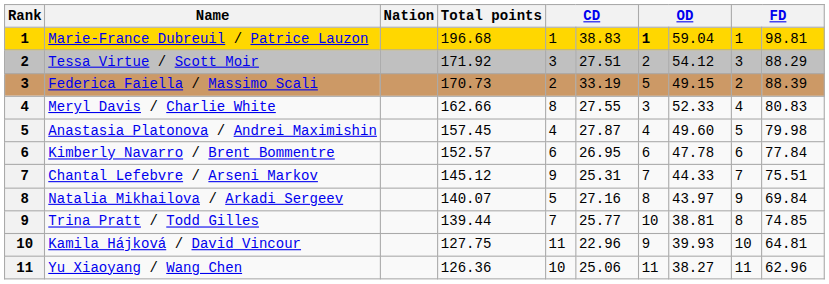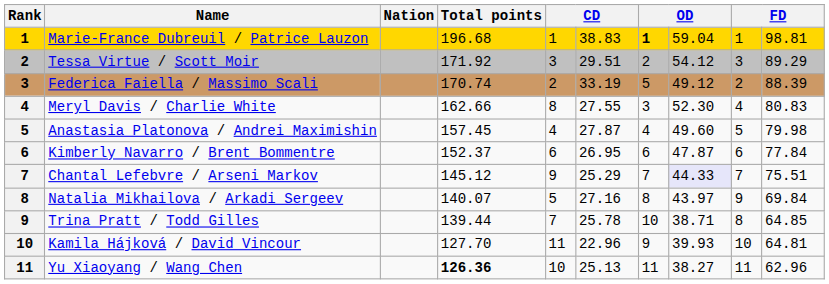(600, 62) 27.51 -> (600, 62) 29.51
(786, 62) 88.29 -> (786, 62) 89.29
(466, 85) 170.73 -> (466, 85) 170.74
(693, 85) 49.15 -> (693, 85) 49.12
(693, 108) 52.33 -> (693, 108) 52.30
(466, 153) 152.57 -> (466, 153) 152.37
(693, 153) 47.78 -> (693, 153) 47.87
(600, 176) 25.31 -> (600, 176) 25.29
(693, 176) no background -> (693, 176) lavender background
(600, 222) 25.77 -> (600, 222) 25.78
(693, 222) 38.81 -> (693, 222) 38.71
(786, 222) 74.85 -> (786, 222) 64.85
(466, 245) 127.75 -> (466, 245) 127.70
(466, 268) normal -> (466, 268) bold
(600, 268) 25.06 -> (600, 268) 25.13
